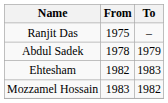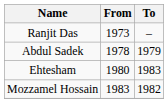(118, 32) 1975 -> (118, 32) 1973
(118, 70) 1982 -> (118, 70) 1980
